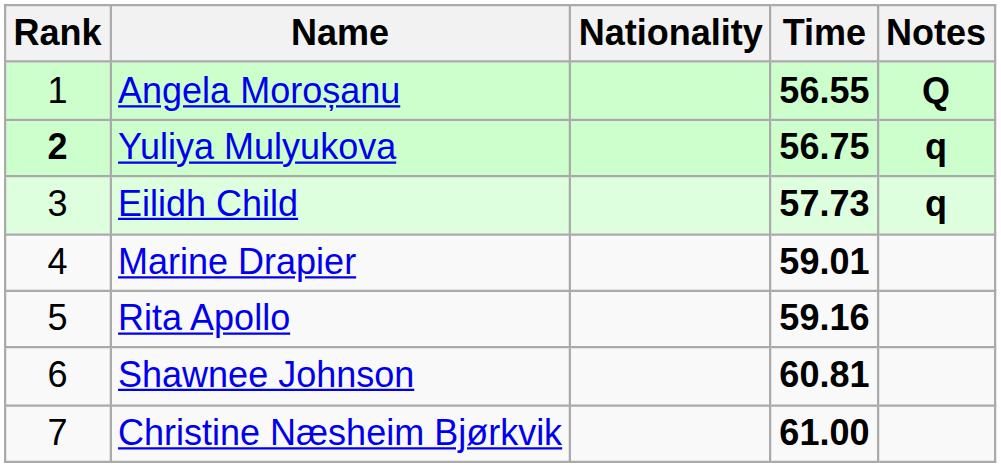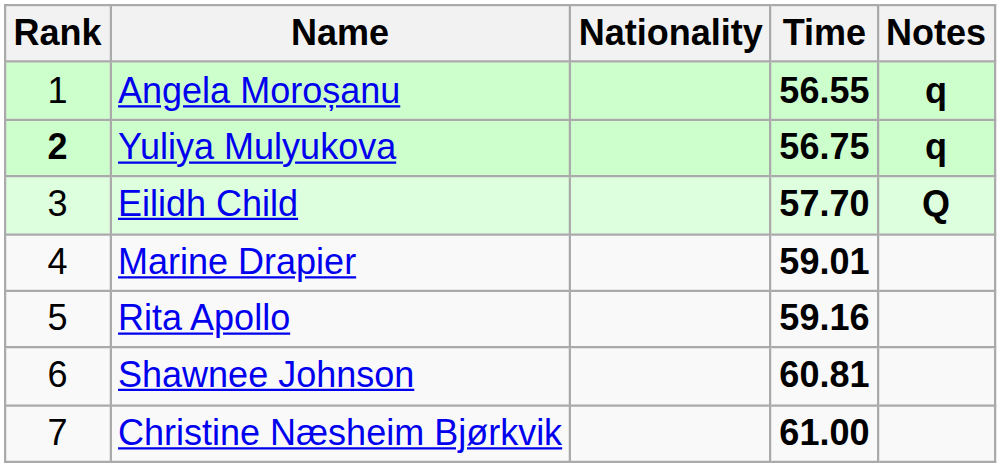(936, 90) Q -> (936, 90) q
(824, 204) 57.73 -> (824, 204) 57.70
(936, 204) q -> (936, 204) Q
